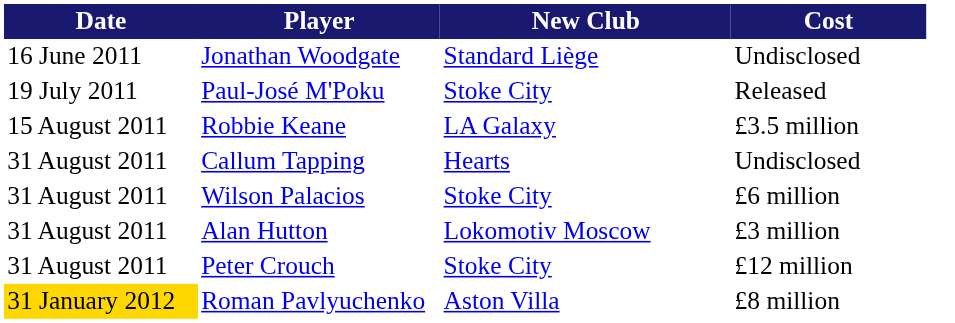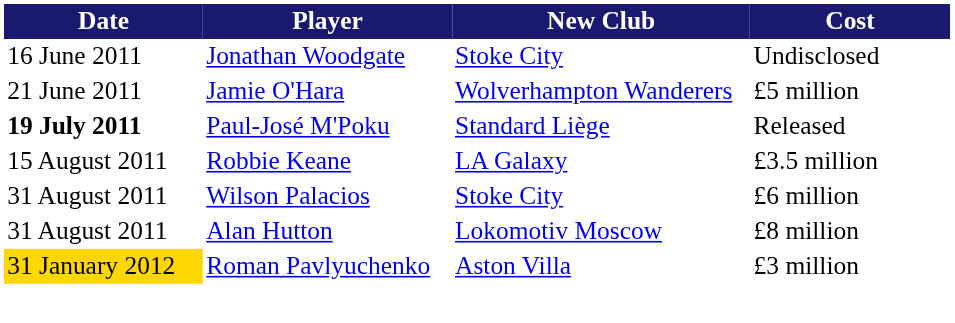(521, 56) Standard Liège -> (509, 56) Stoke City
+ row: (275, 91)
(72, 91) normal -> (74, 126) bold
(498, 91) Stoke City -> (532, 126) Standard Liège
- row: (283, 161)
(787, 231) £3 million -> (806, 231) £8 million
- row: (268, 266)
(787, 301) £8 million -> (806, 266) £3 million
